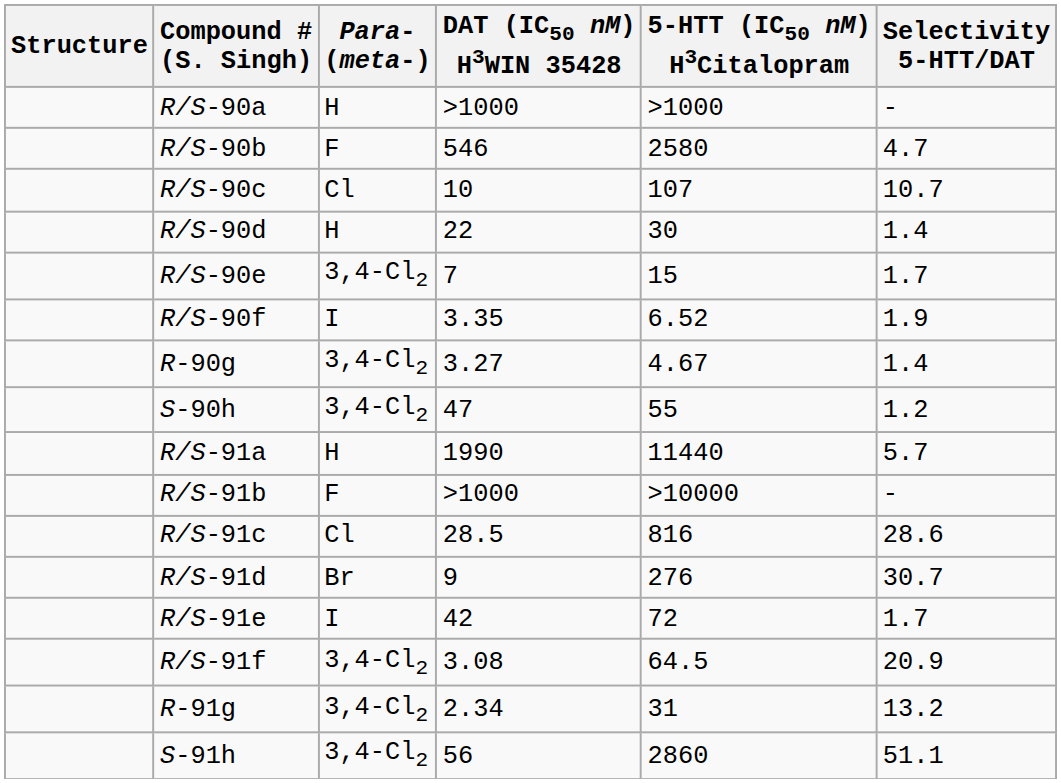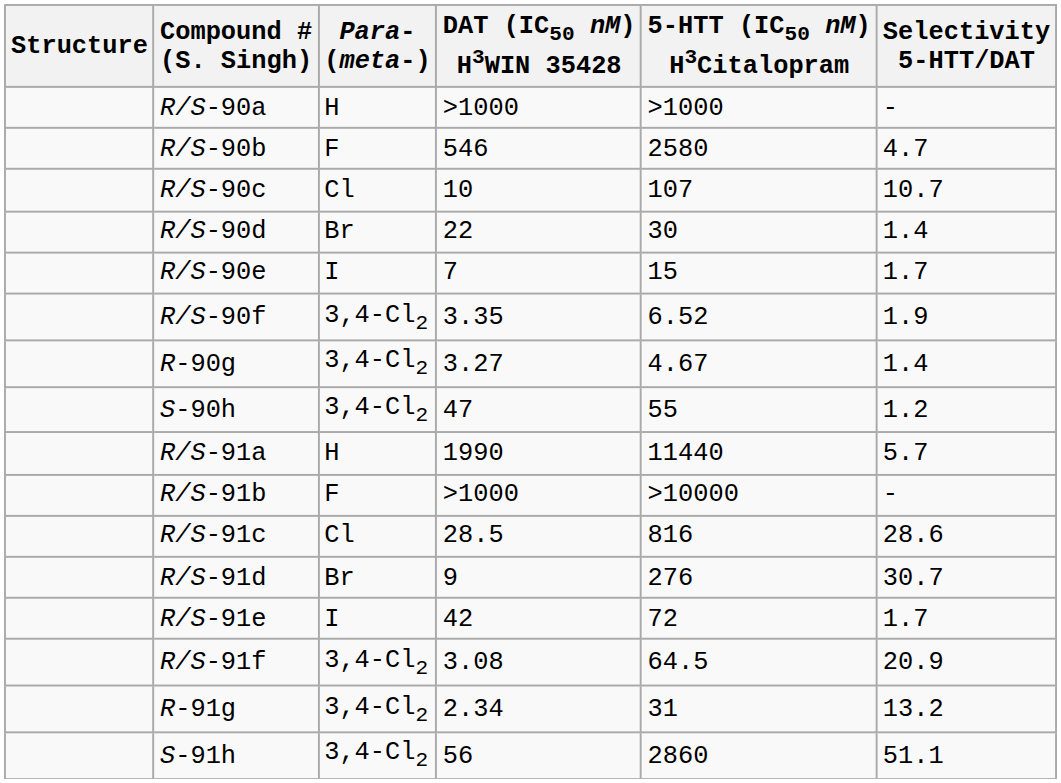(332, 232) H -> (339, 232) Br
(376, 276) 3,4-Cl2 -> (332, 273) I
(332, 319) I -> (376, 317) 3,4-Cl2
